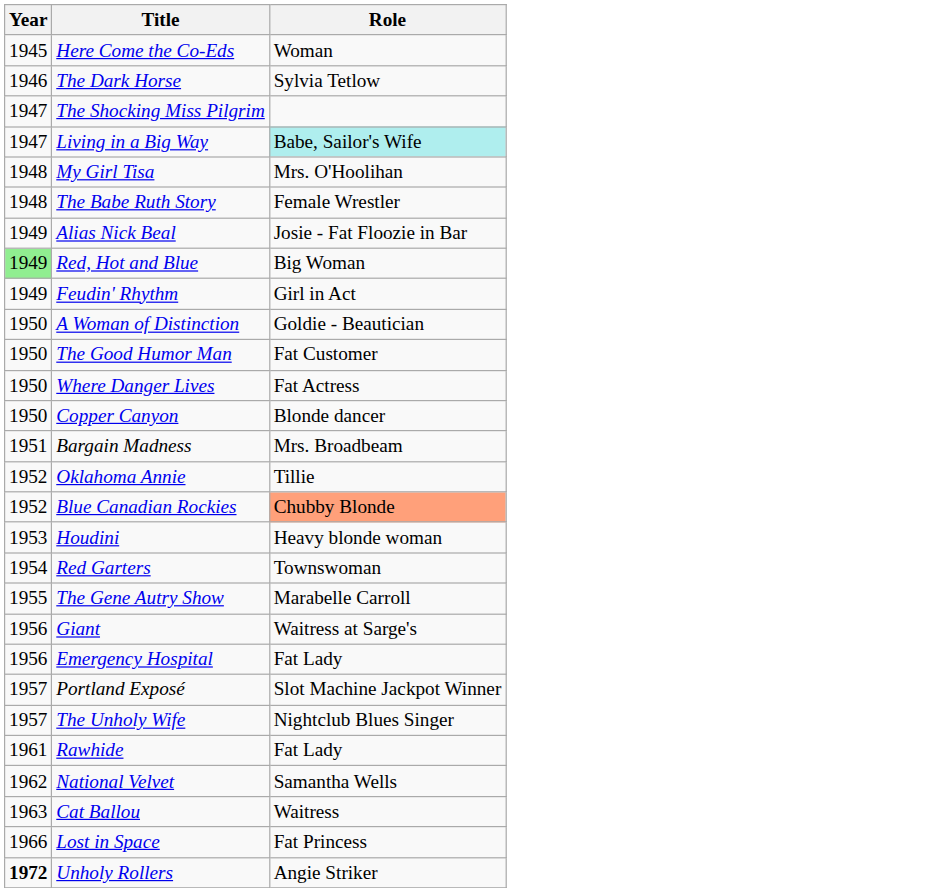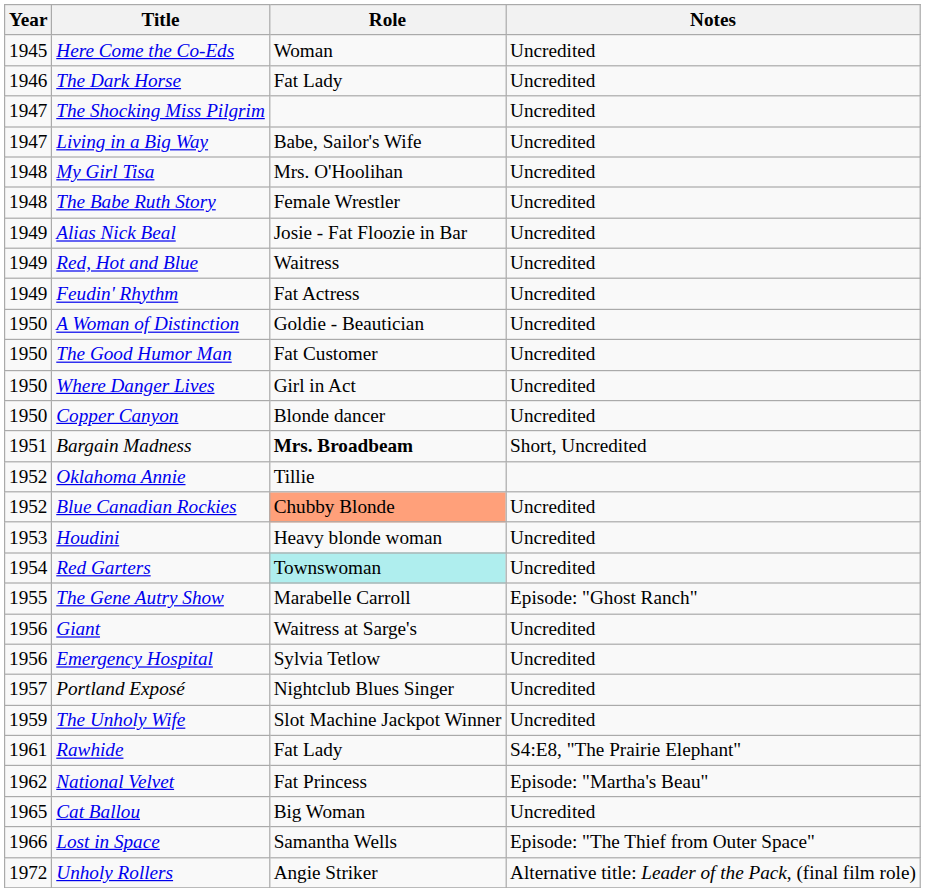+ column: (713, 19)
(327, 80) Sylvia Tetlow -> (308, 80) Fat Lady
(348, 141) paleturquoise background -> (348, 141) no background
(28, 263) lightgreen background -> (28, 263) no background
(319, 263) Big Woman -> (306, 263) Waitress
(315, 293) Girl in Act -> (317, 293) Fat Actress
(317, 385) Fat Actress -> (315, 385) Girl in Act
(338, 446) normal -> (343, 446) bold
(327, 567) no background -> (327, 567) paleturquoise background
(308, 659) Fat Lady -> (327, 659) Sylvia Tetlow
(387, 689) Slot Machine Jackpot Winner -> (364, 689) Nightclub Blues Singer
(28, 720) 1957 -> (28, 720) 1959
(364, 720) Nightclub Blues Singer -> (387, 720) Slot Machine Jackpot Winner
(335, 780) Samantha Wells -> (320, 780) Fat Princess
(28, 811) 1963 -> (28, 811) 1965
(306, 811) Waitress -> (319, 811) Big Woman
(320, 841) Fat Princess -> (335, 841) Samantha Wells
(28, 872) bold -> (28, 872) normal
